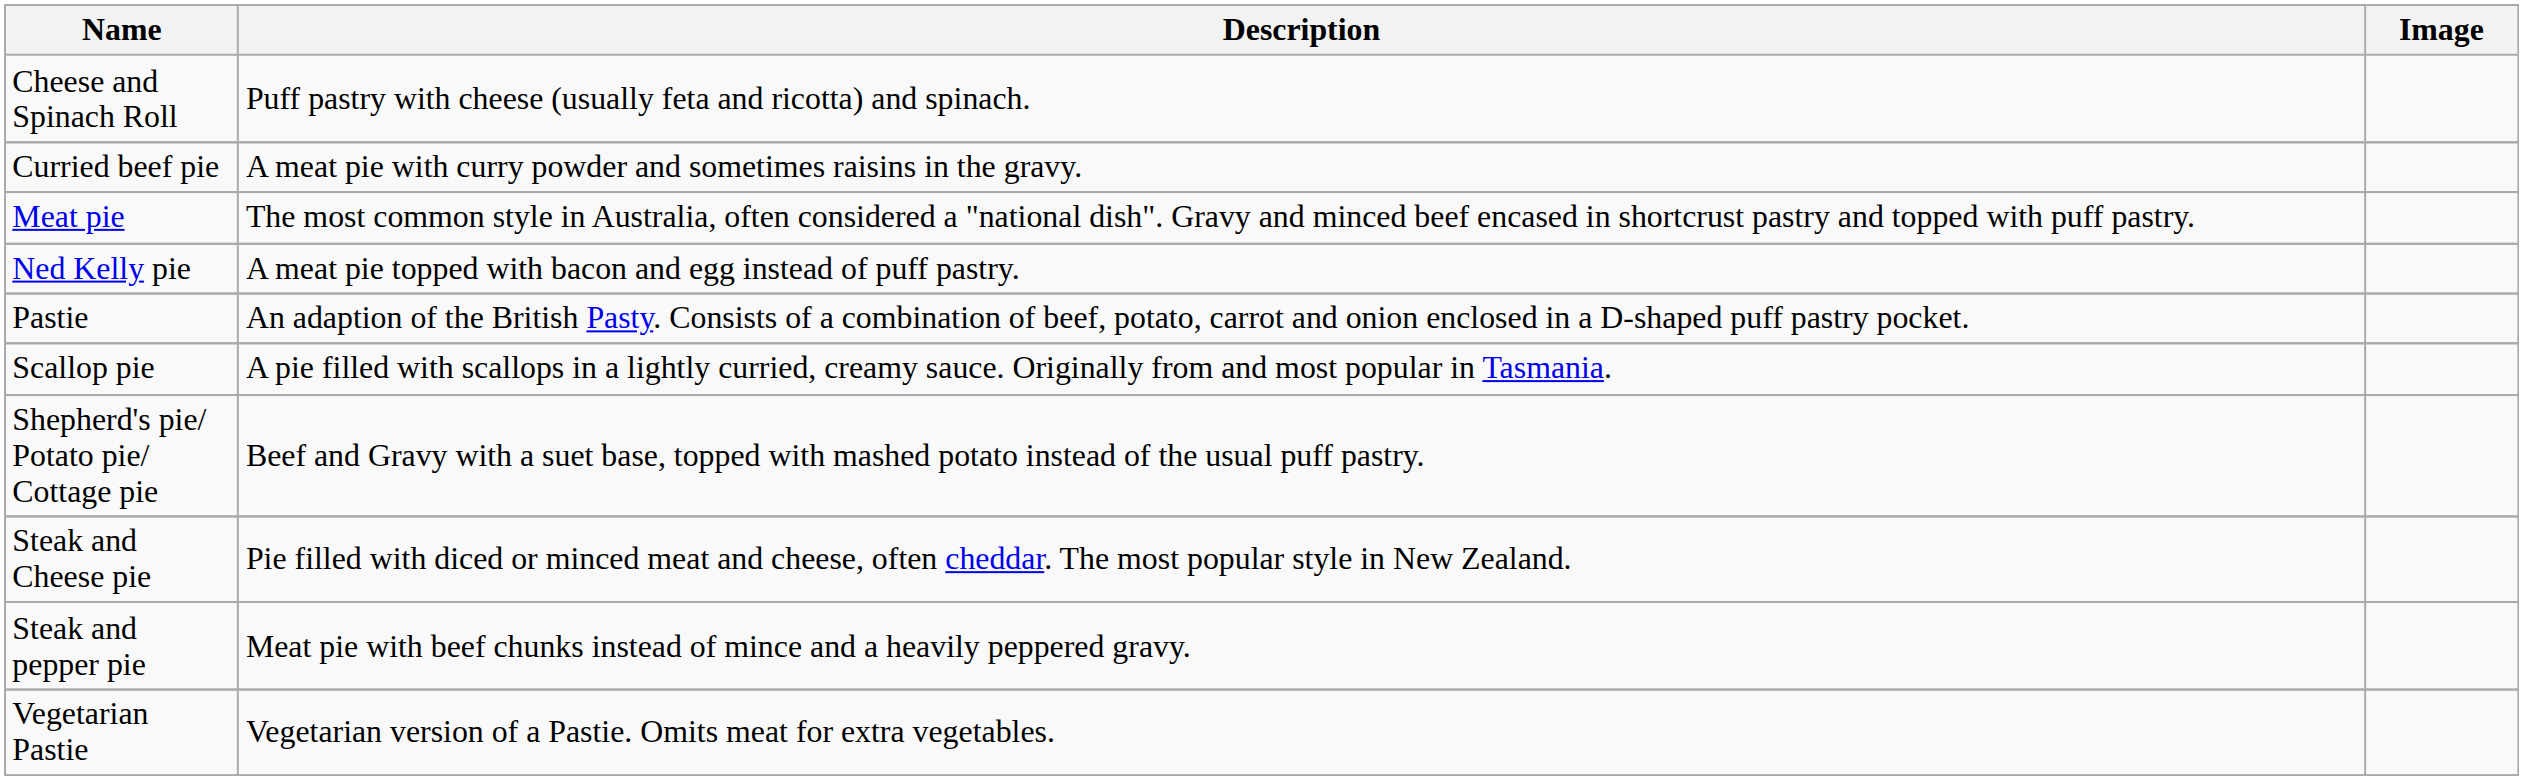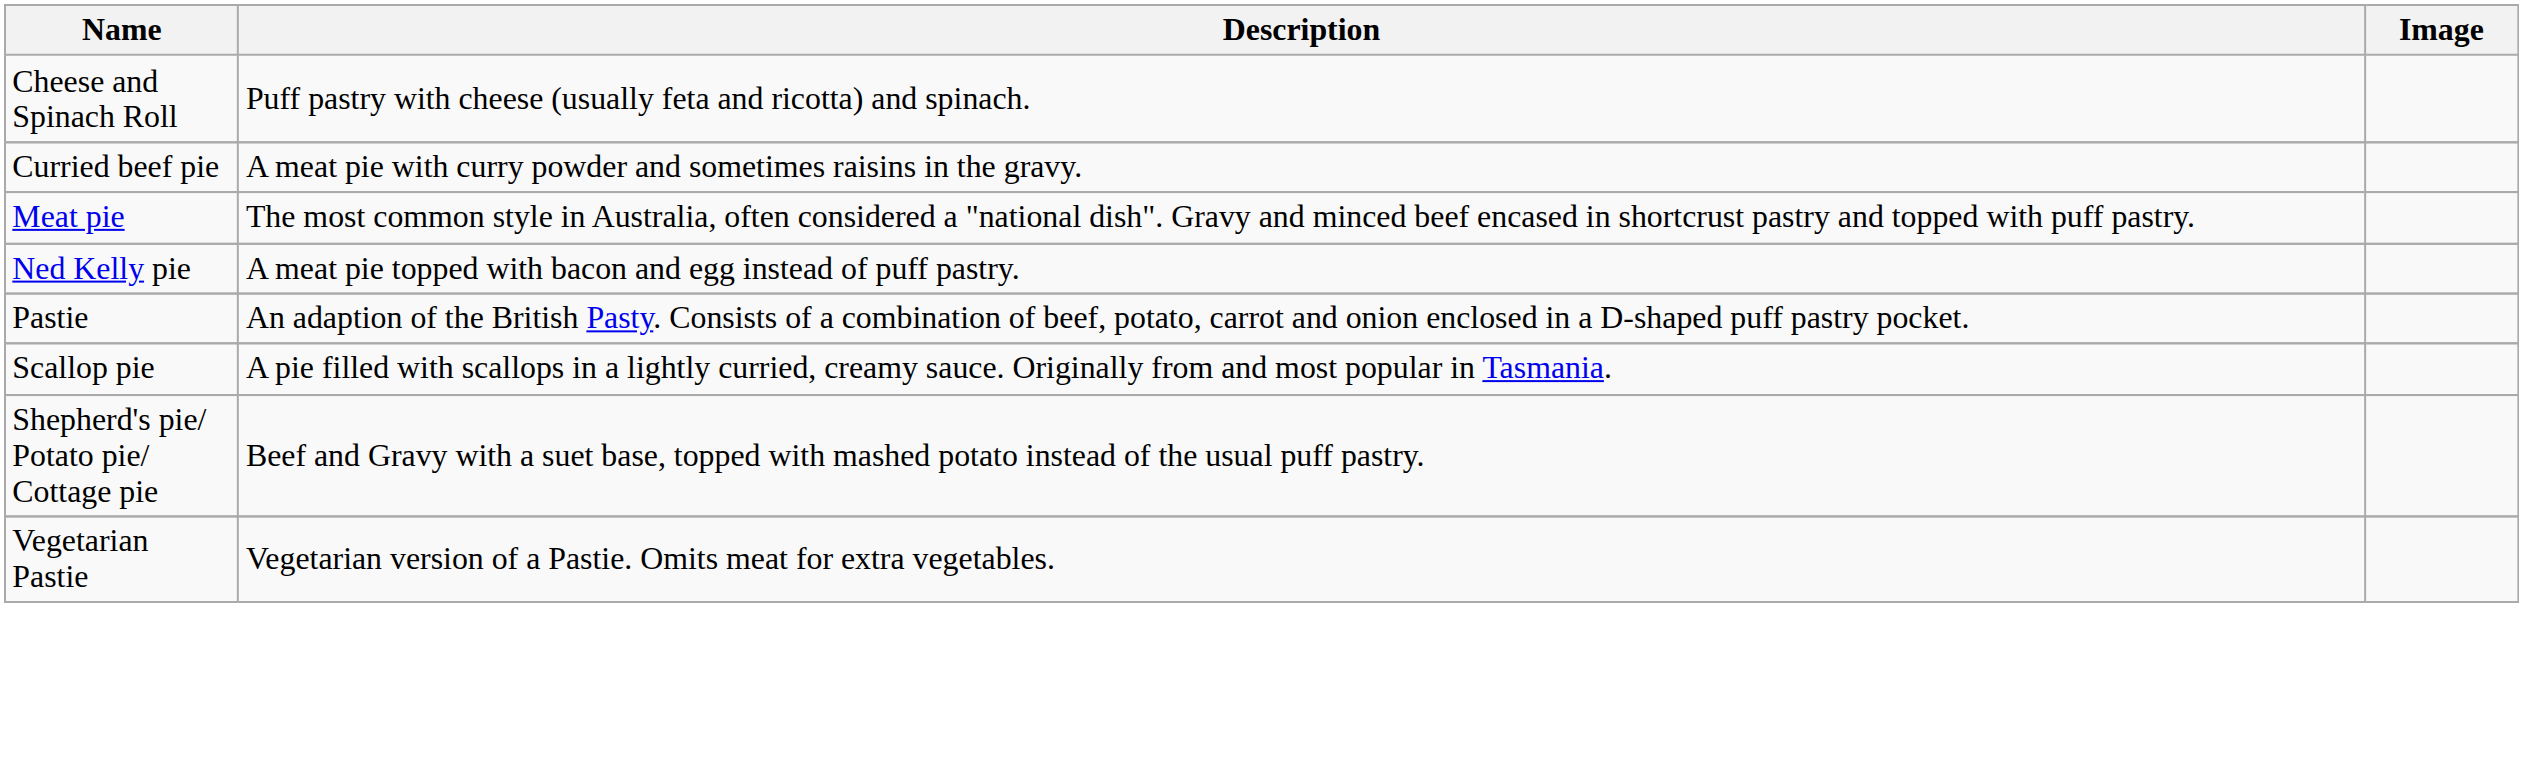- row: (82, 559)
- row: (79, 645)
